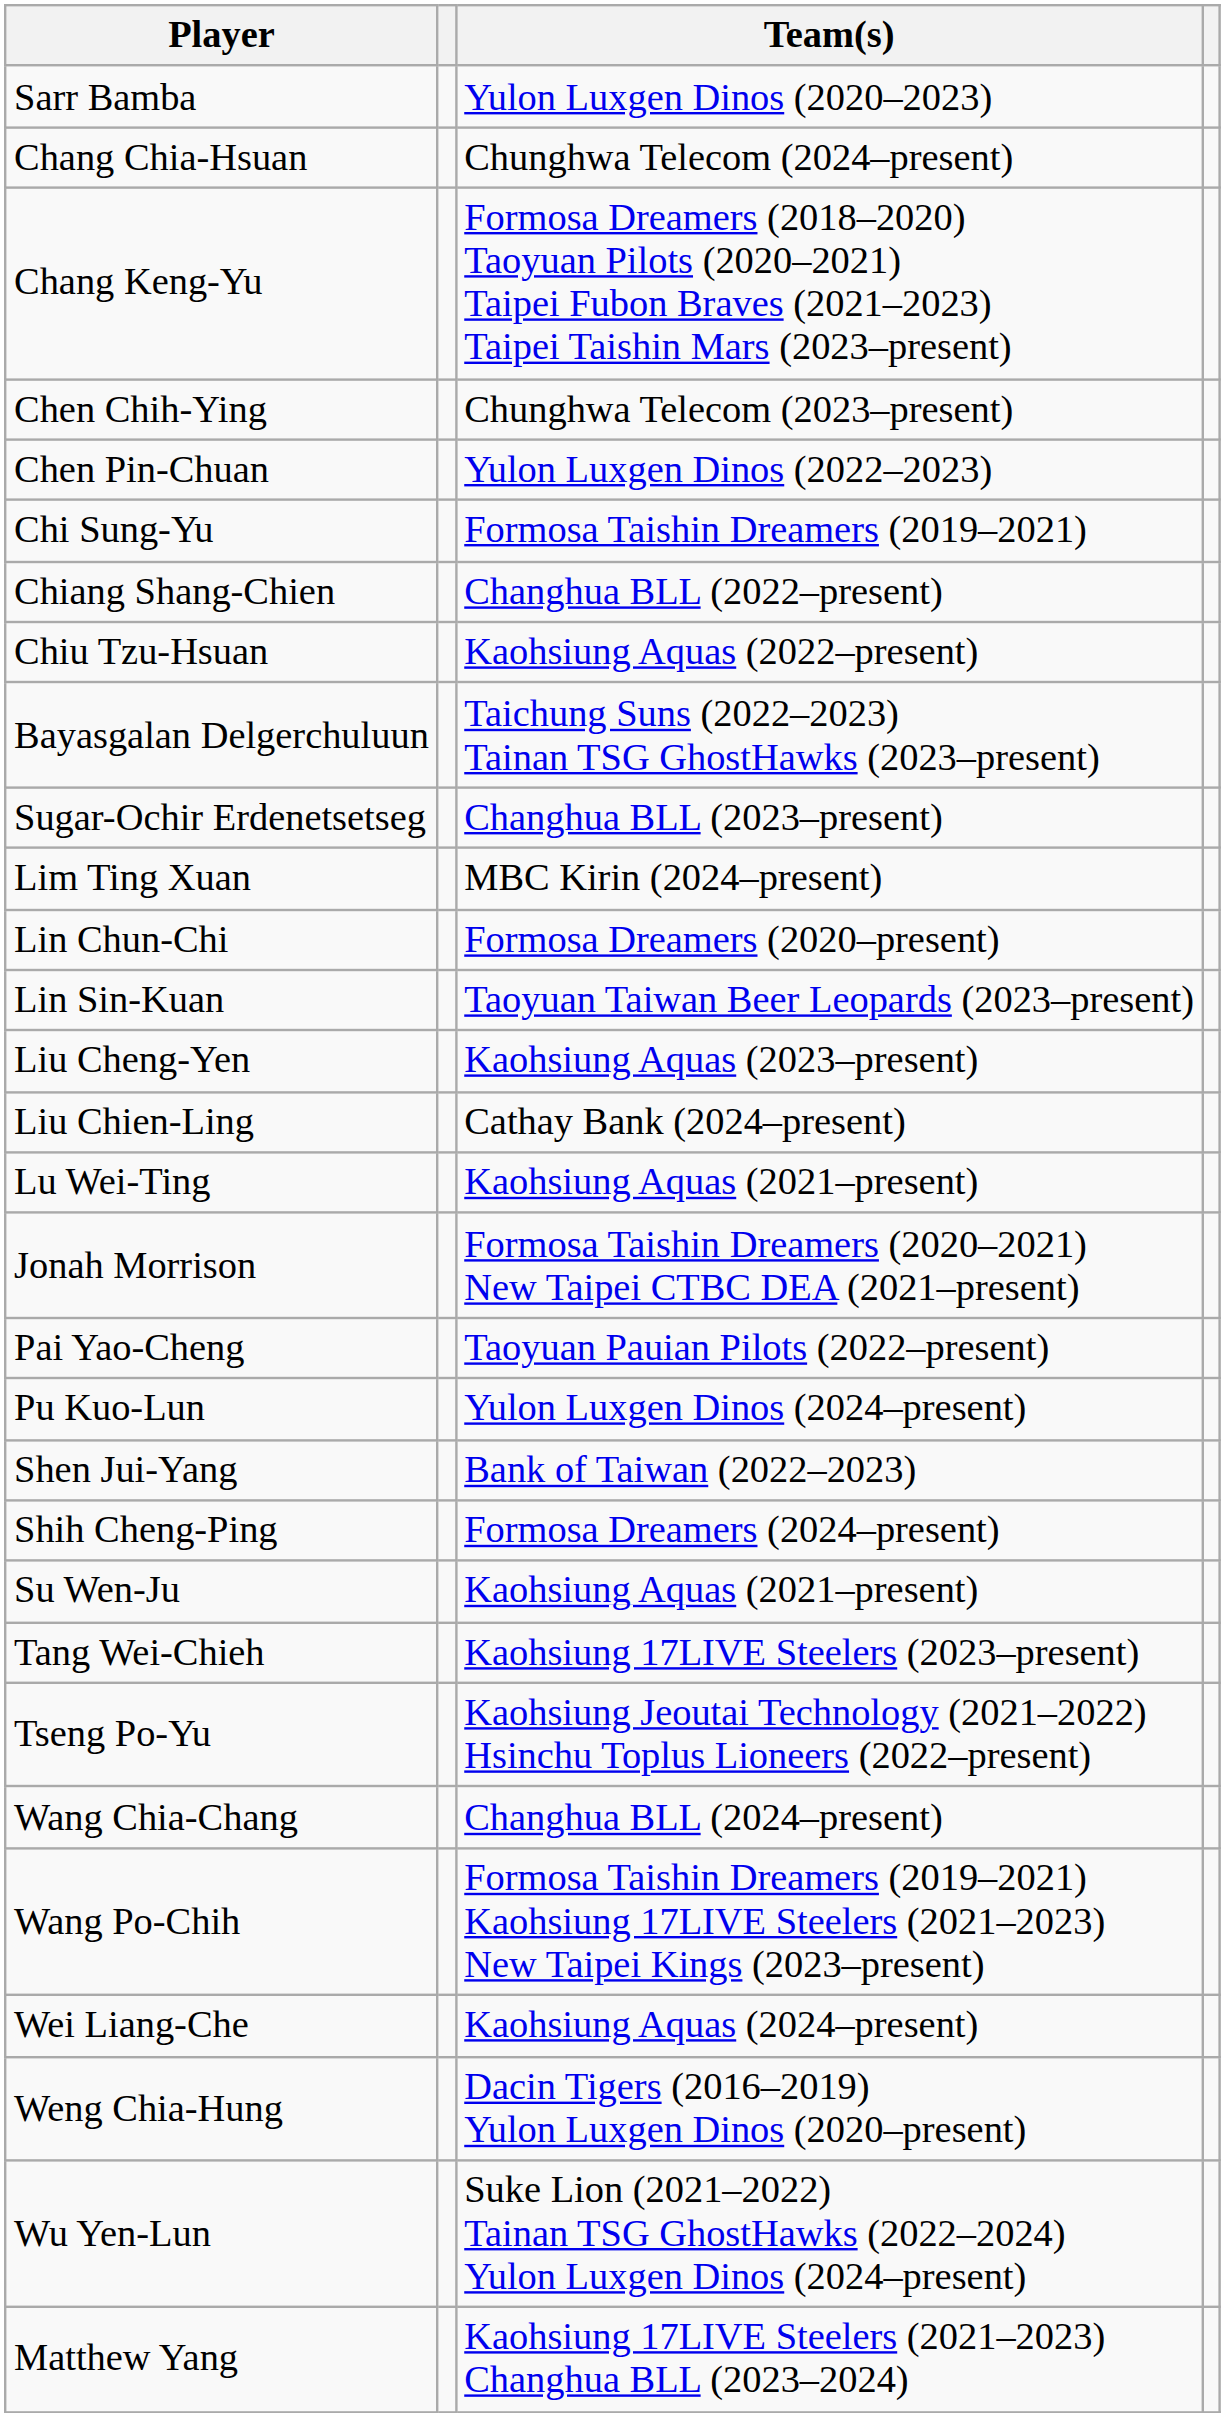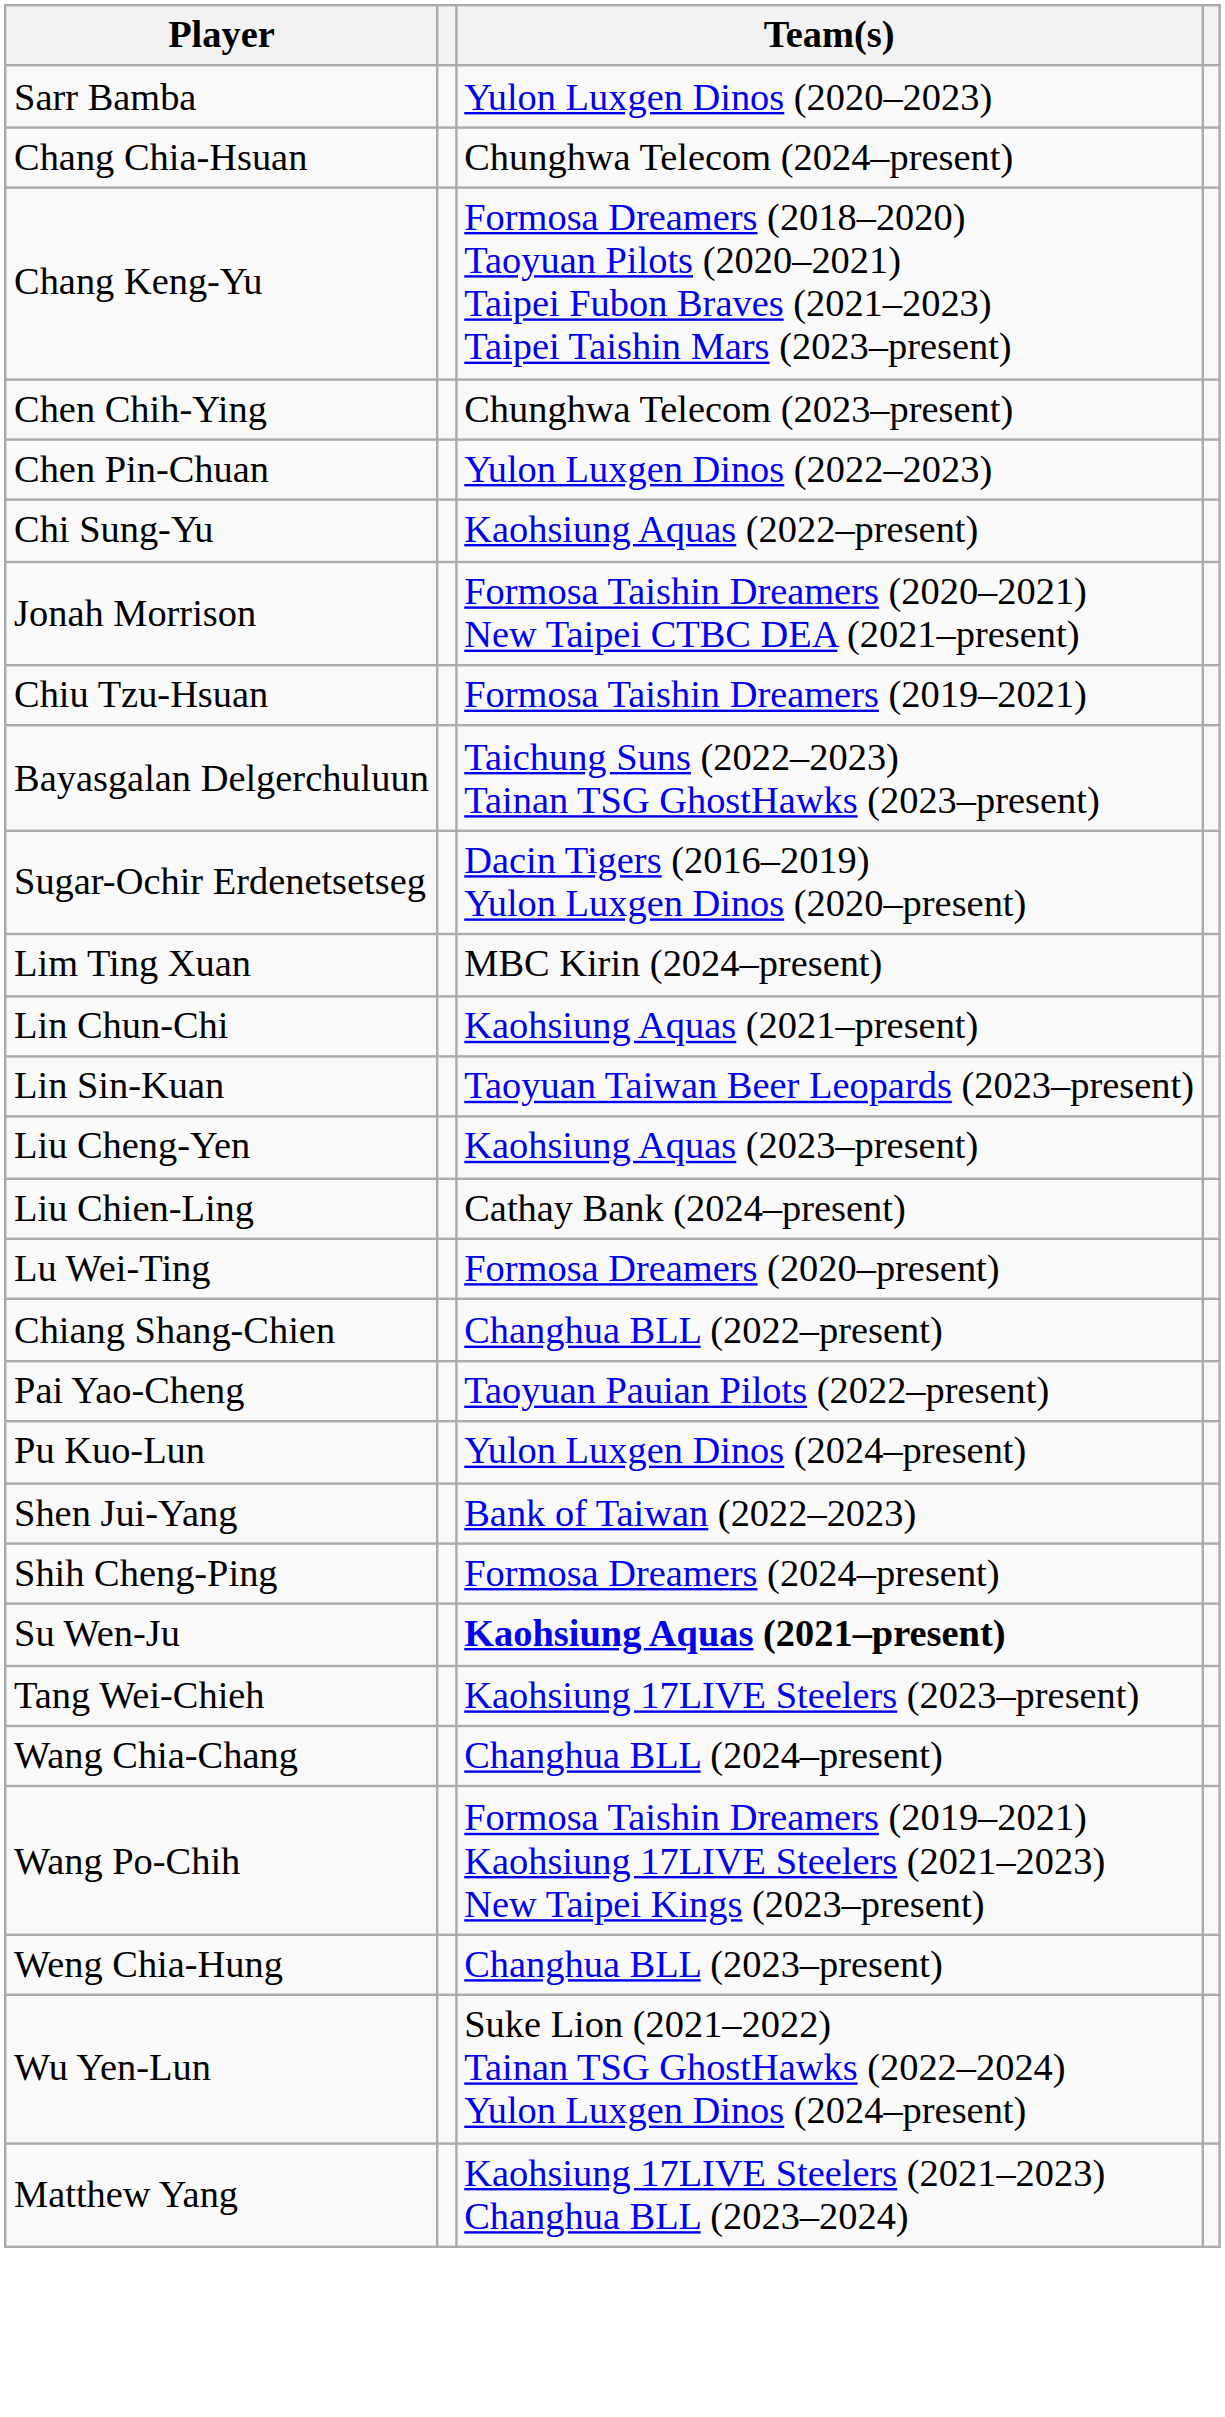(776, 529) Formosa Taishin Dreamers (2019–2021) -> (721, 529) Kaohsiung Aquas (2022–present)
rows swapped: (175, 590) <-> (135, 1264)
(721, 651) Kaohsiung Aquas (2022–present) -> (776, 694) Formosa Taishin Dreamers (2019–2021)
(703, 816) Changhua BLL (2023–present) -> (745, 881) Dacin Tigers (2016–2019) Yulon Luxgen Dinos (2020–present)
(732, 938) Formosa Dreamers (2020–present) -> (721, 1024) Kaohsiung Aquas (2021–present)
(721, 1182) Kaohsiung Aquas (2021–present) -> (732, 1268) Formosa Dreamers (2020–present)
(721, 1590) normal -> (735, 1633) bold
- row: (112, 1734)
- row: (131, 2024)
(745, 2107) Dacin Tigers (2016–2019) Yulon Luxgen Dinos (2020–present) -> (703, 1963) Changhua BLL (2023–present)
